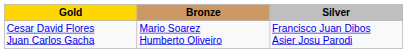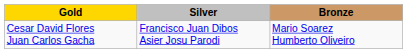columns swapped: (336, 12) <-> (203, 12)
